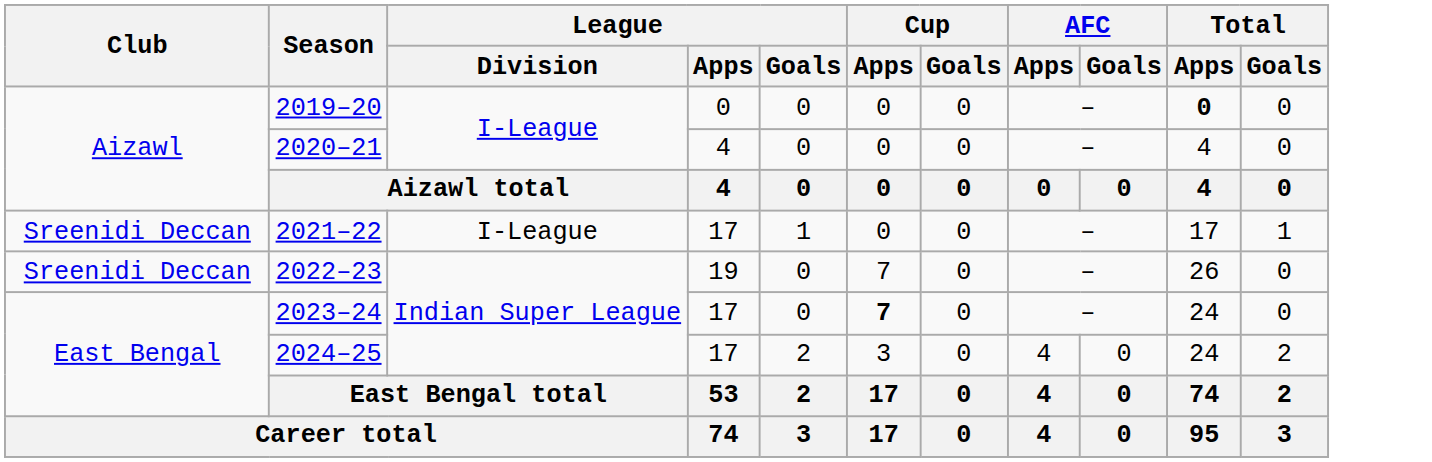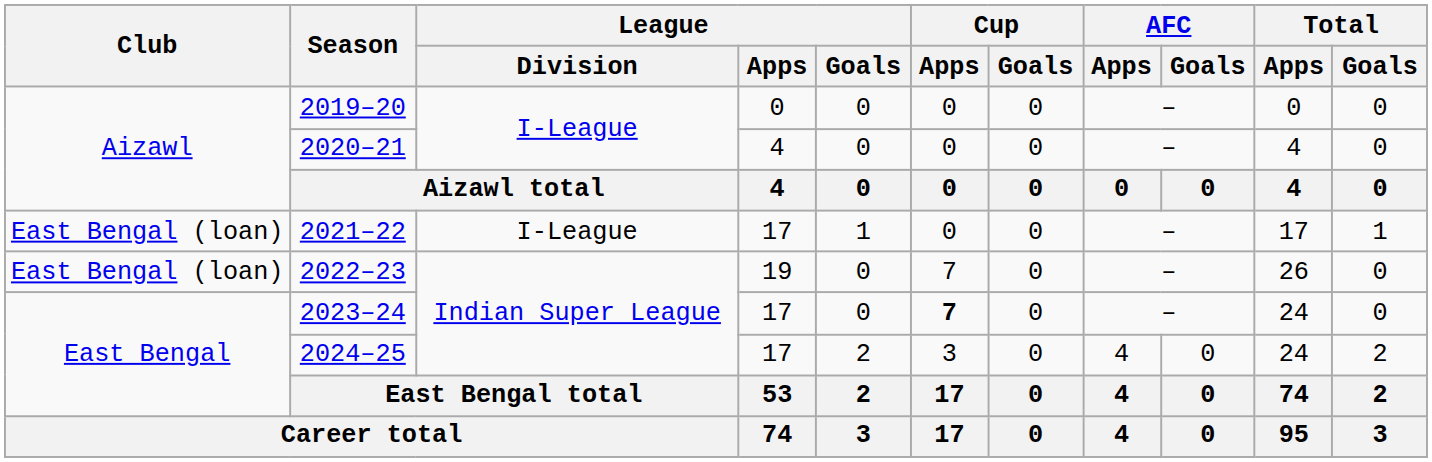(1204, 108) bold -> (1294, 108) normal
(137, 231) Sreenidi Deccan -> (147, 231) East Bengal (loan)
(137, 272) Sreenidi Deccan -> (147, 272) East Bengal (loan)
